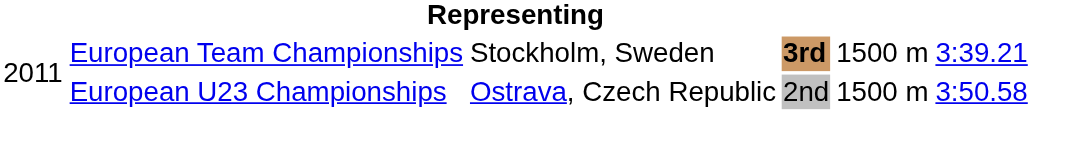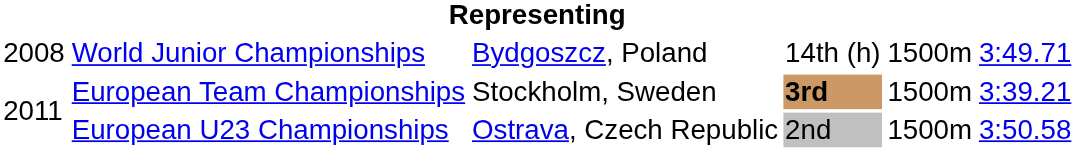+ row: (248, 53)
(882, 53) 1500 m -> (930, 91) 1500m
(882, 91) 1500 m -> (930, 129) 1500m
